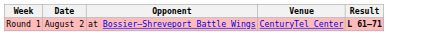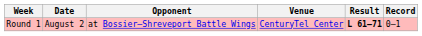+ column: (401, 11)
